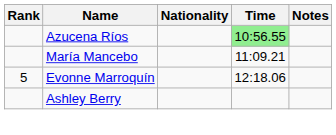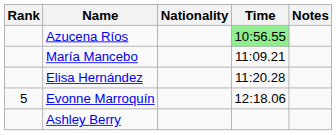+ row: (94, 78)
